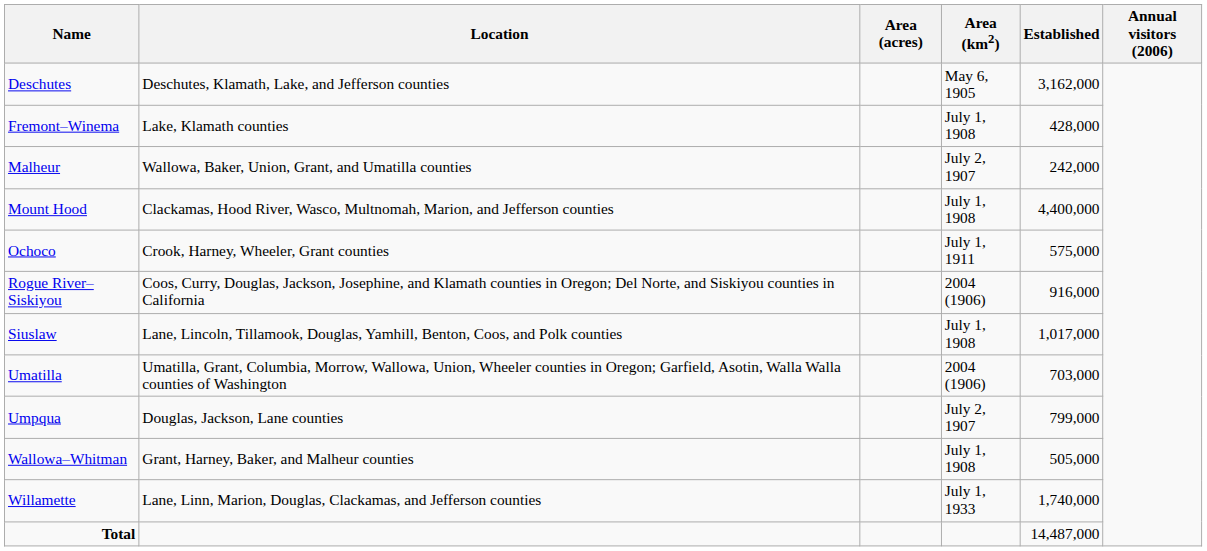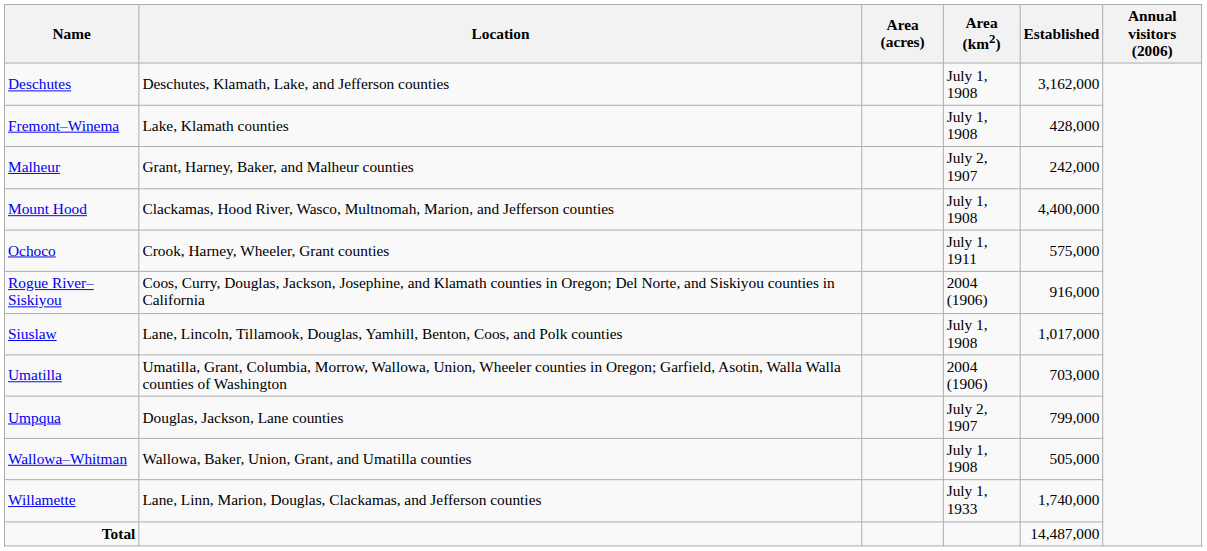(967, 84) May 6, 1905 -> (967, 84) July 1, 1908
(307, 167) Wallowa, Baker, Union, Grant, and Umatilla counties -> (278, 167) Grant, Harney, Baker, and Malheur counties
(278, 458) Grant, Harney, Baker, and Malheur counties -> (307, 458) Wallowa, Baker, Union, Grant, and Umatilla counties
